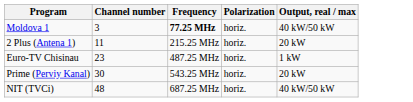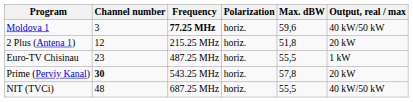+ column: (302, 12)
(99, 43) 11 -> (99, 43) 12
(99, 74) normal -> (99, 74) bold
